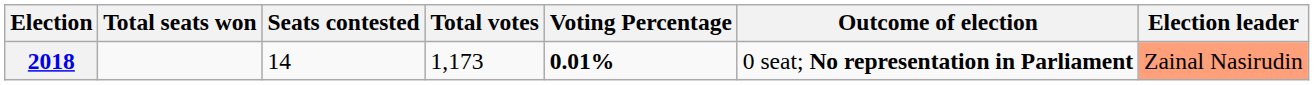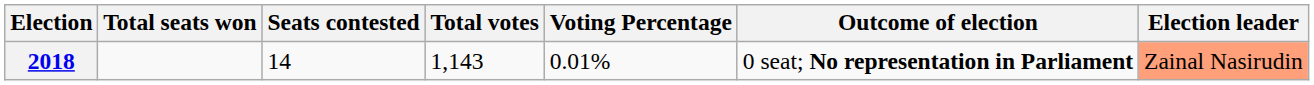(457, 60) 1,173 -> (457, 60) 1,143
(582, 60) bold -> (580, 60) normal
